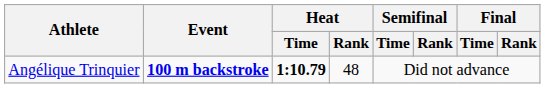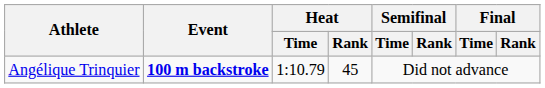(301, 69) bold -> (301, 69) normal
(351, 69) 48 -> (350, 69) 45
